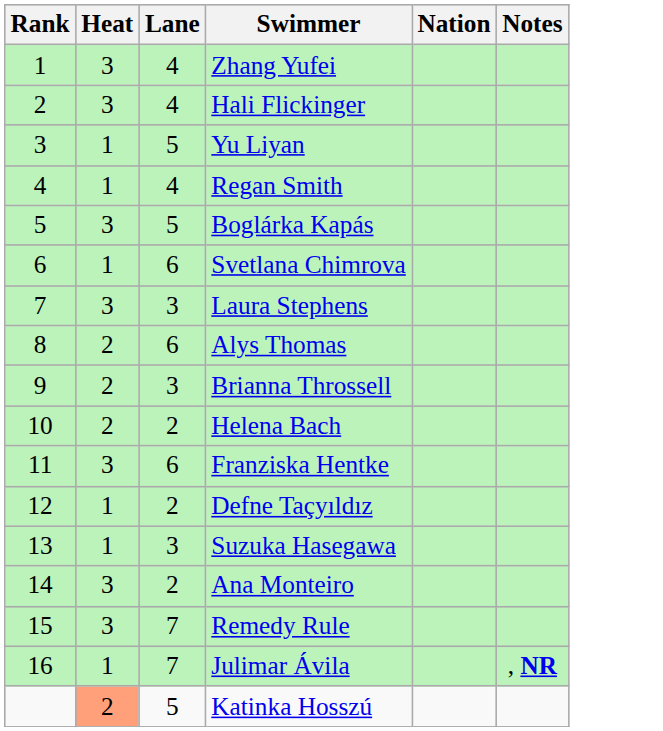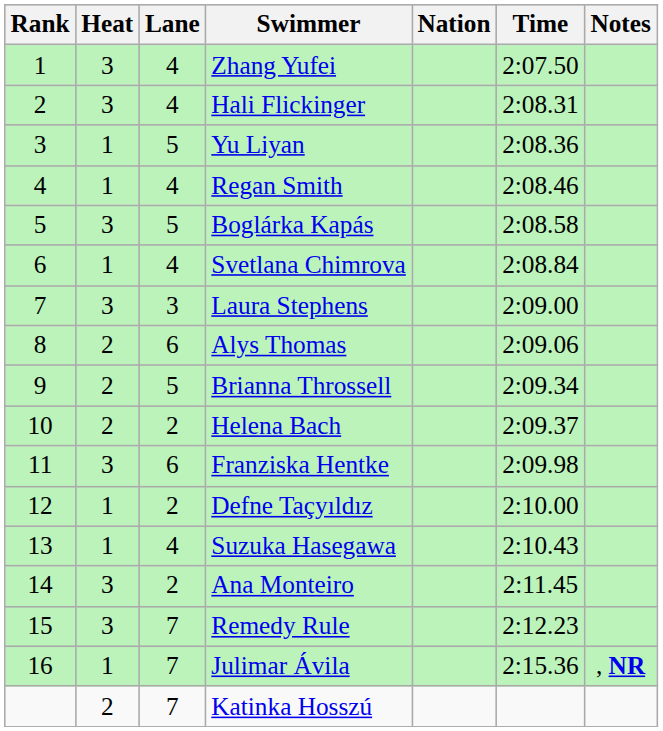+ column: (540, 24)
(172, 265) 6 -> (172, 265) 4
(172, 385) 3 -> (172, 385) 5
(172, 545) 3 -> (172, 545) 4
(107, 706) lightsalmon background -> (107, 706) no background
(172, 706) 5 -> (172, 706) 7
